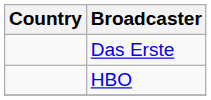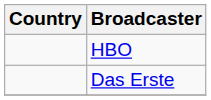rows swapped: (133, 49) <-> (111, 79)
